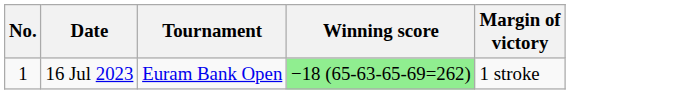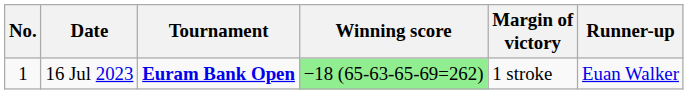+ column: (631, 31)
(212, 73) normal -> (219, 73) bold
